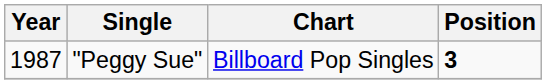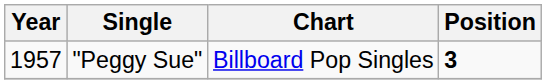(36, 59) 1987 -> (36, 59) 1957
